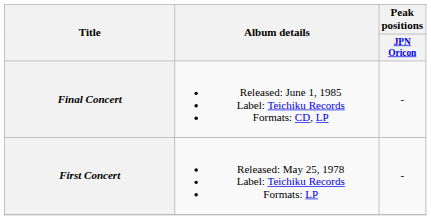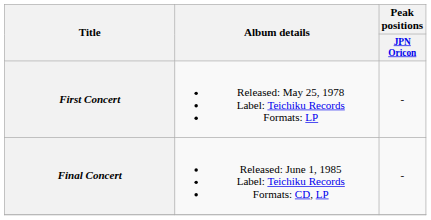rows swapped: (90, 176) <-> (90, 99)
